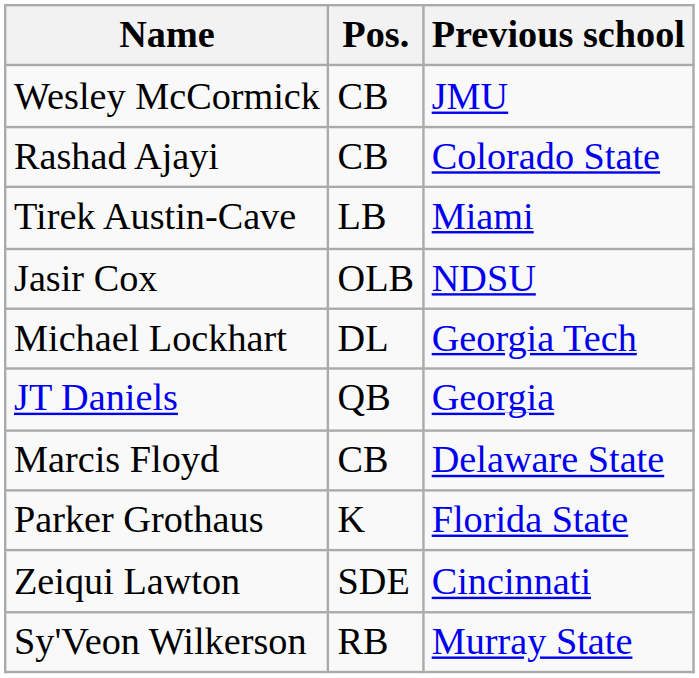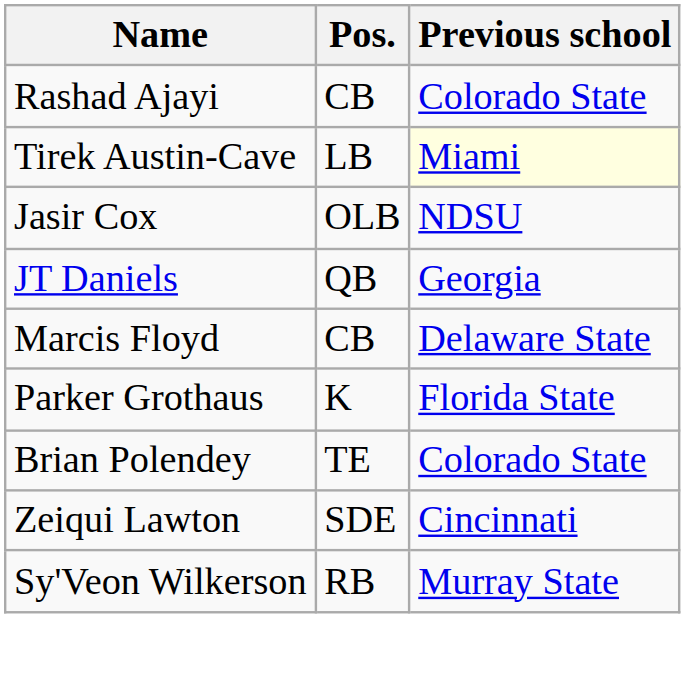- row: (167, 95)
(483, 216) no background -> (469, 156) lightyellow background
- row: (150, 338)
+ row: (132, 459)
